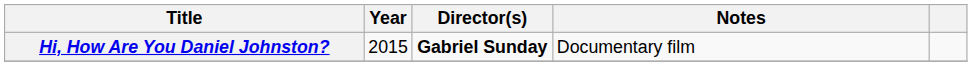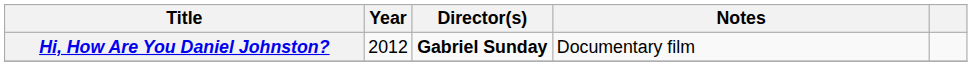(388, 46) 2015 -> (388, 46) 2012
